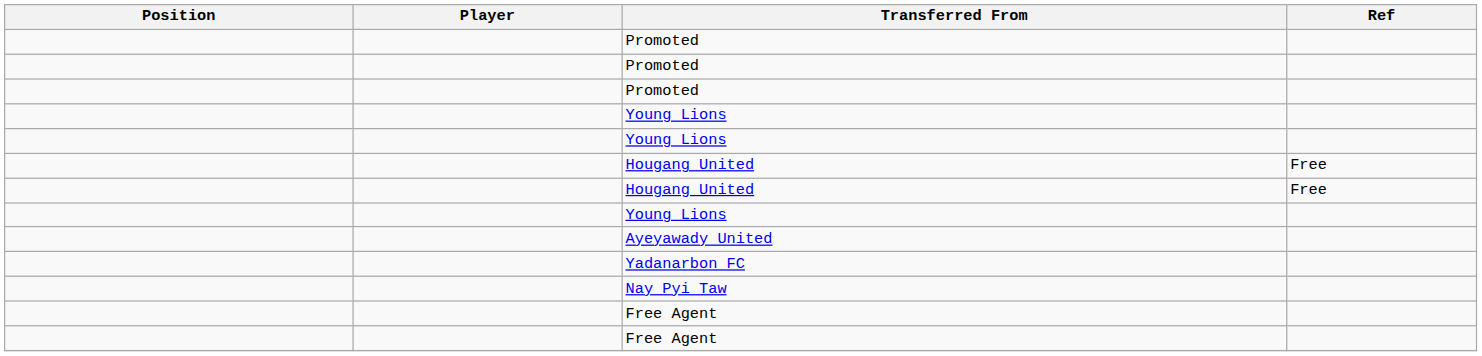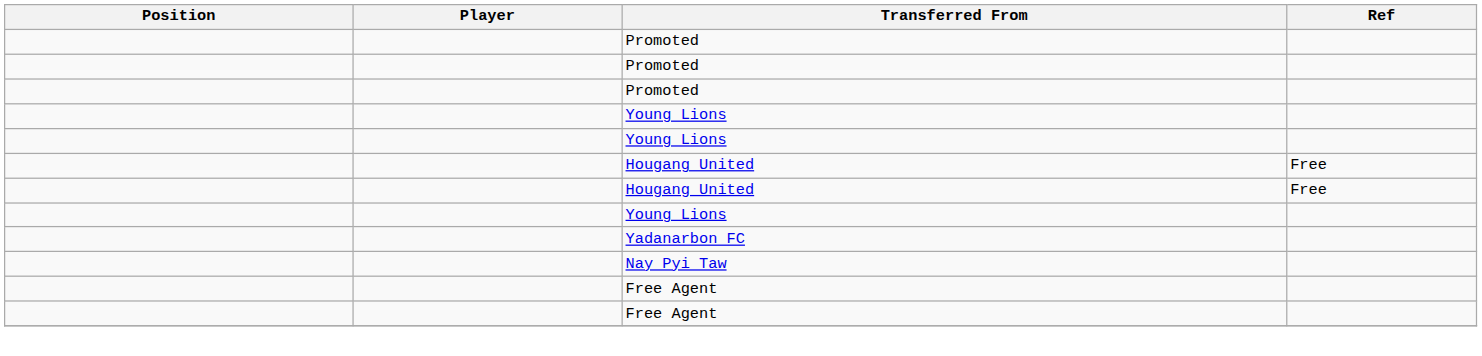- row: (699, 240)
